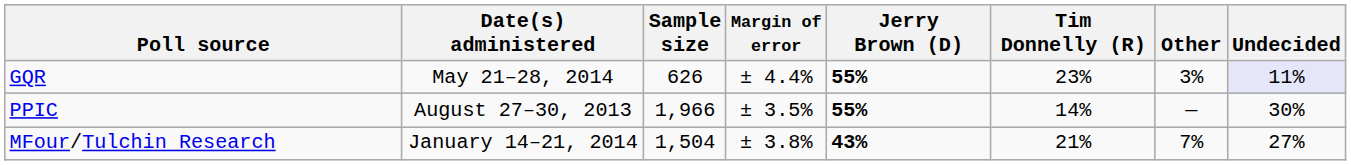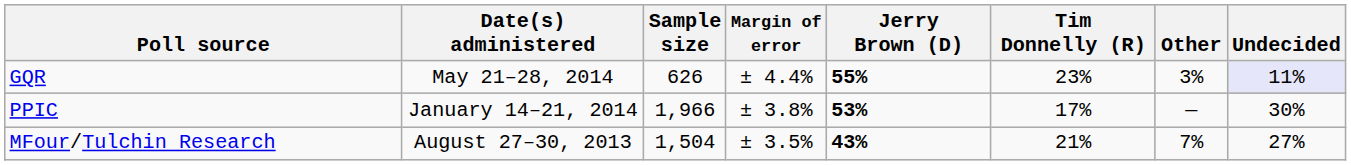(523, 110) August 27–30, 2013 -> (523, 110) January 14–21, 2014
(776, 110) ± 3.5% -> (776, 110) ± 3.8%
(849, 110) 55% -> (849, 110) 53%
(1073, 110) 14% -> (1073, 110) 17%
(523, 143) January 14–21, 2014 -> (523, 143) August 27–30, 2013
(776, 143) ± 3.8% -> (776, 143) ± 3.5%
